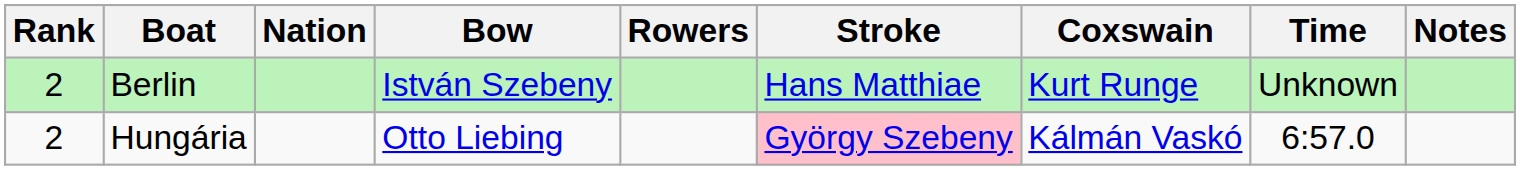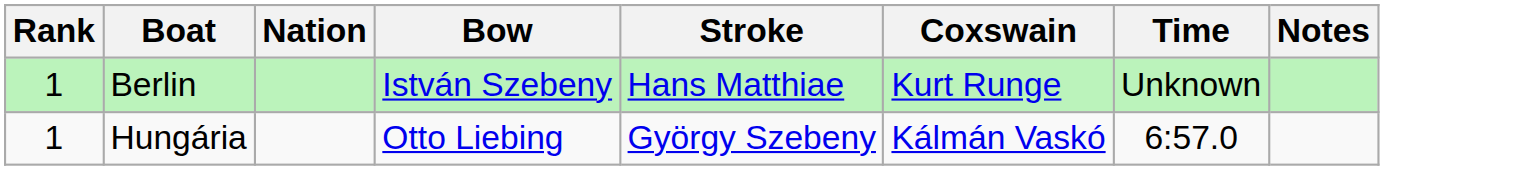- column: (688, 31)
(54, 84) 2 -> (54, 84) 1
(54, 137) 2 -> (54, 137) 1
(889, 137) pink background -> (752, 137) no background
